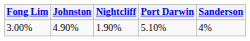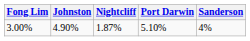(109, 28) 1.90% -> (109, 28) 1.87%
